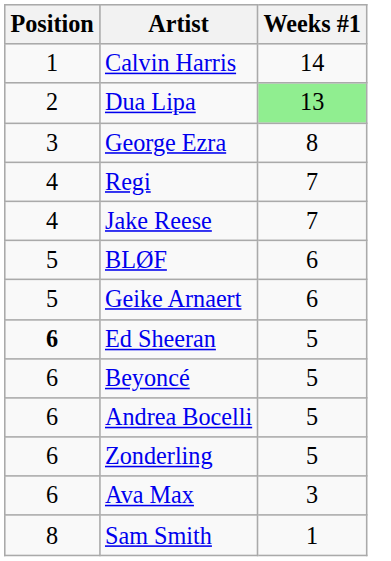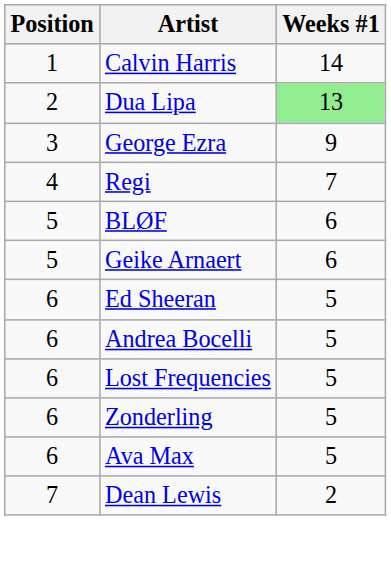(312, 141) 8 -> (331, 141) 9
- row: (158, 220)
(52, 338) bold -> (52, 298) normal
- row: (147, 377)
+ row: (188, 377)
(312, 495) 3 -> (331, 455) 5
+ row: (163, 495)
- row: (158, 534)
